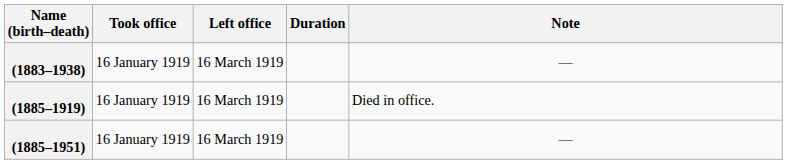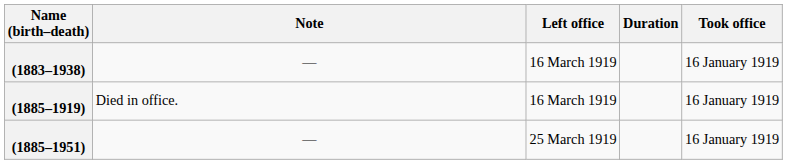columns swapped: (143, 23) <-> (566, 23)
(240, 139) 16 March 1919 -> (573, 139) 25 March 1919
